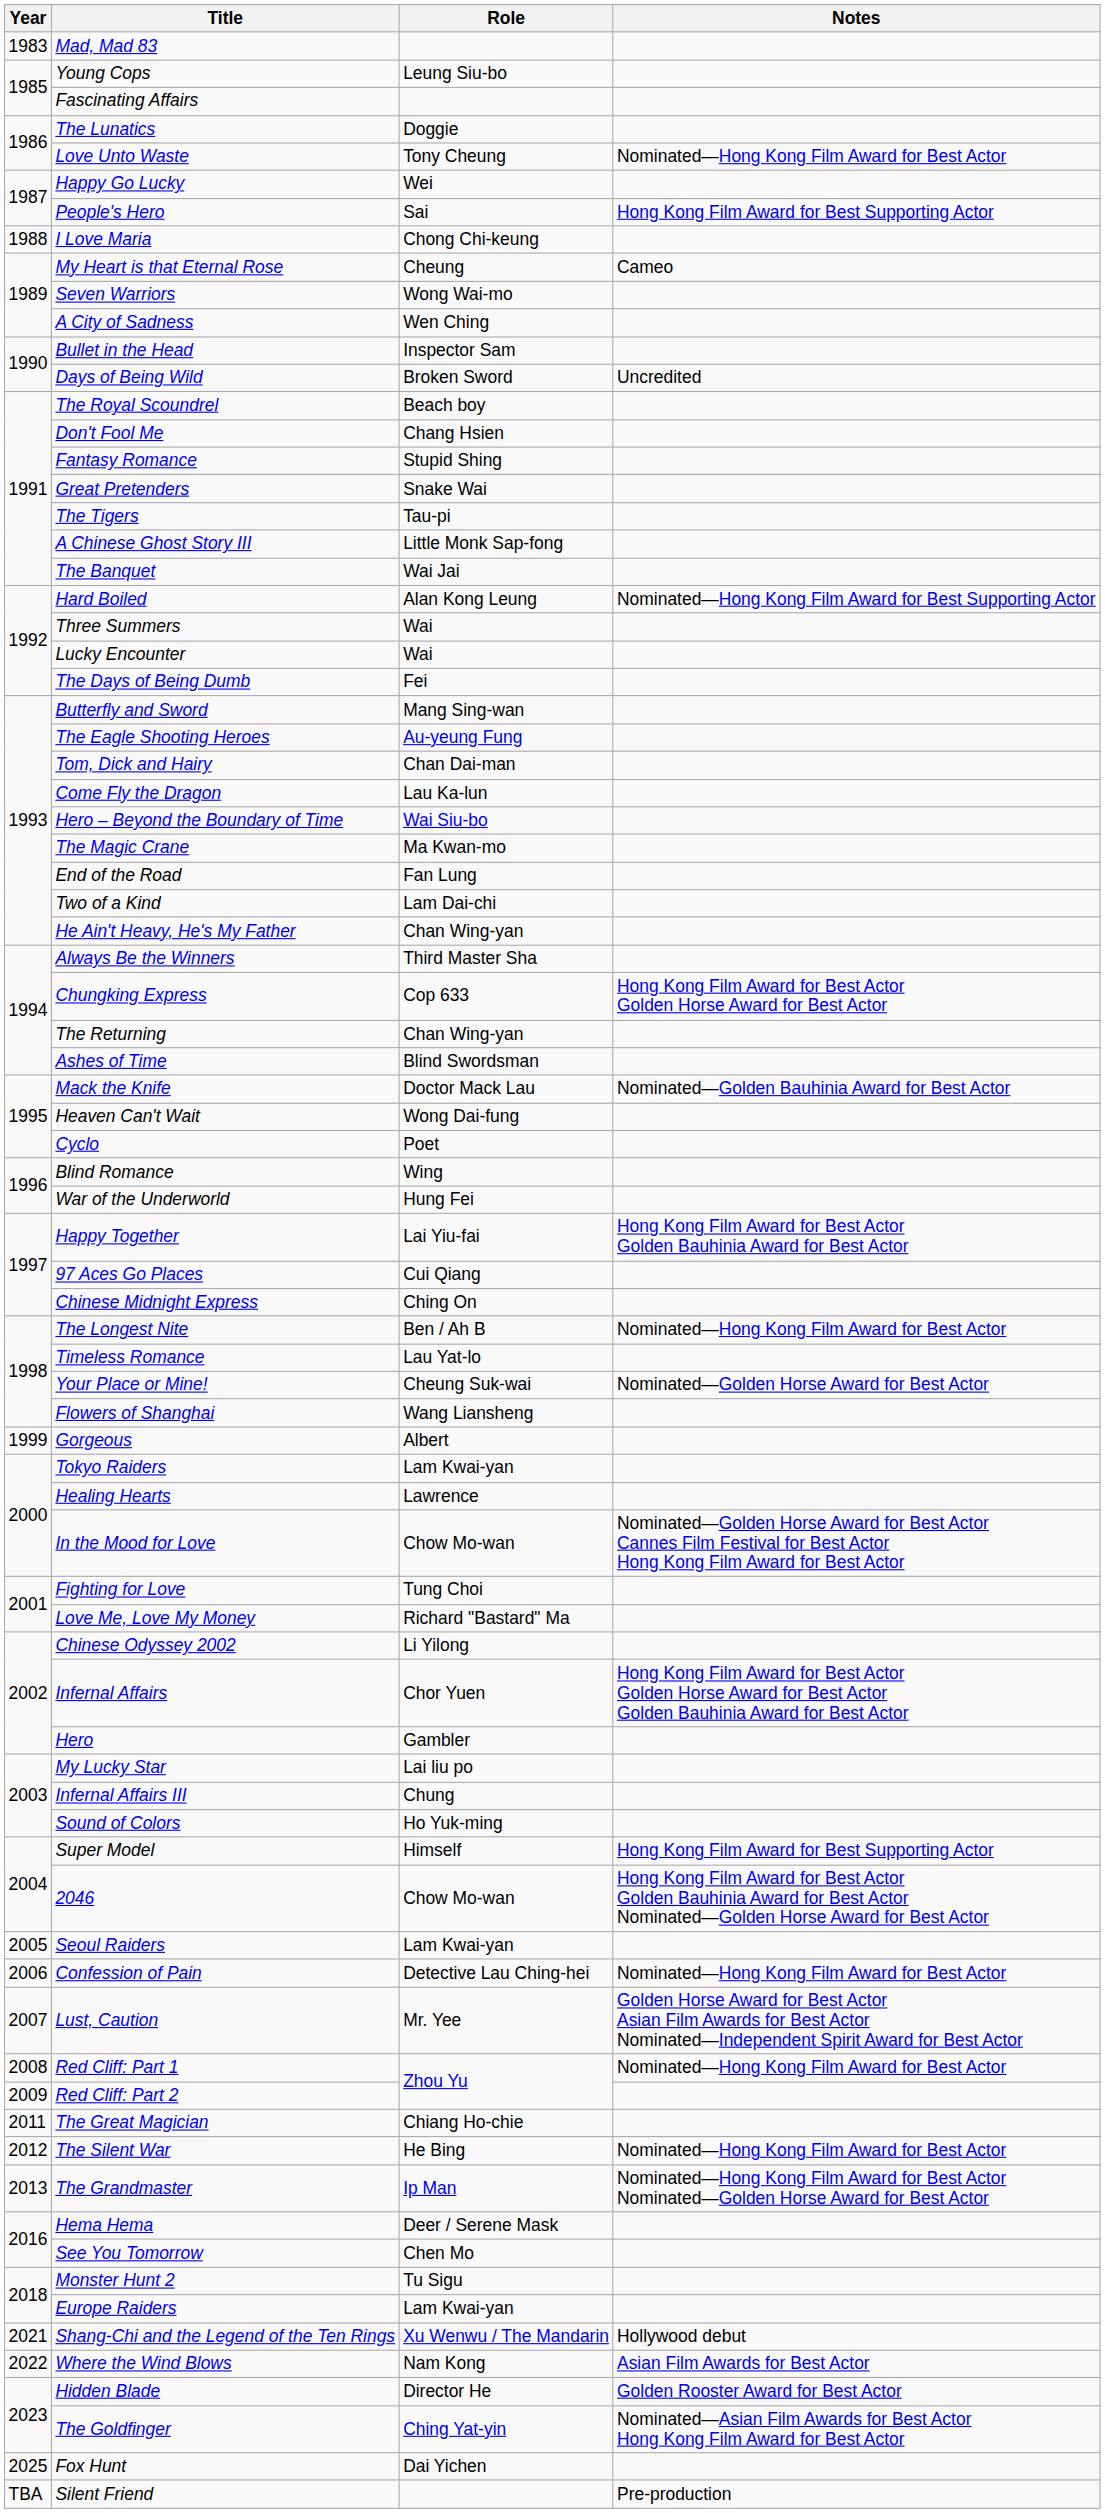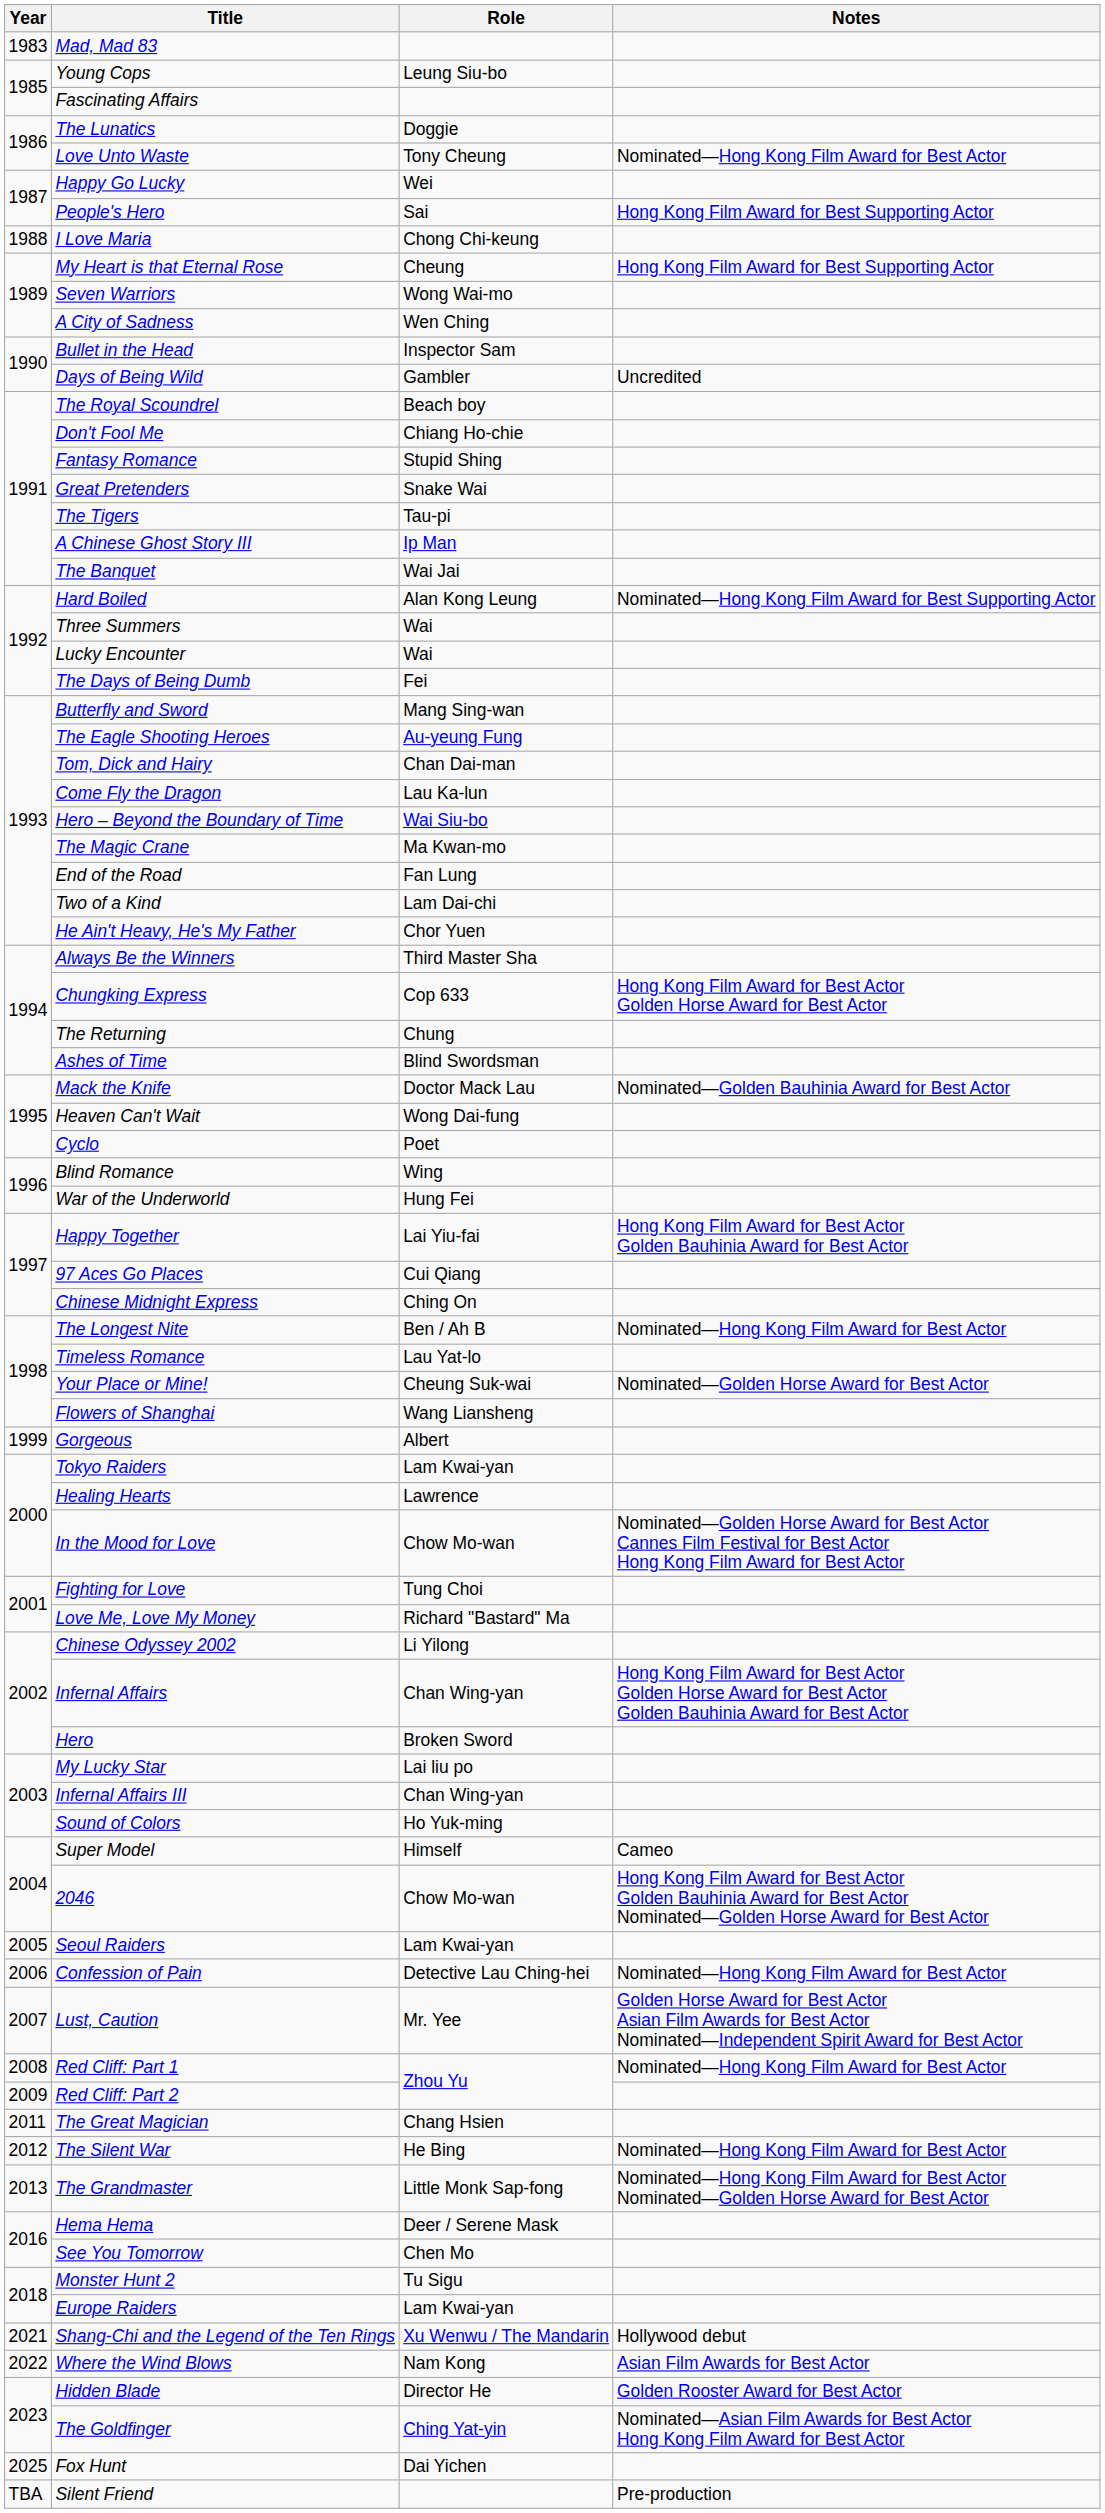(645, 267) Cameo -> (805, 267) Hong Kong Film Award for Best Supporting Actor
(458, 377) Broken Sword -> (437, 377) Gambler
(454, 433) Chang Hsien -> (463, 433) Chiang Ho-chie
(483, 543) Little Monk Sap-fong -> (430, 543) Ip Man
(463, 931) Chan Wing-yan -> (444, 931) Chor Yuen
(463, 1033) Chan Wing-yan -> (429, 1033) Chung
(444, 1692) Chor Yuen -> (463, 1692) Chan Wing-yan
(437, 1740) Gambler -> (458, 1740) Broken Sword
(429, 1795) Chung -> (463, 1795) Chan Wing-yan
(805, 1850) Hong Kong Film Award for Best Supporting Actor -> (645, 1850) Cameo
(463, 2122) Chiang Ho-chie -> (454, 2122) Chang Hsien
(430, 2188) Ip Man -> (483, 2188) Little Monk Sap-fong
